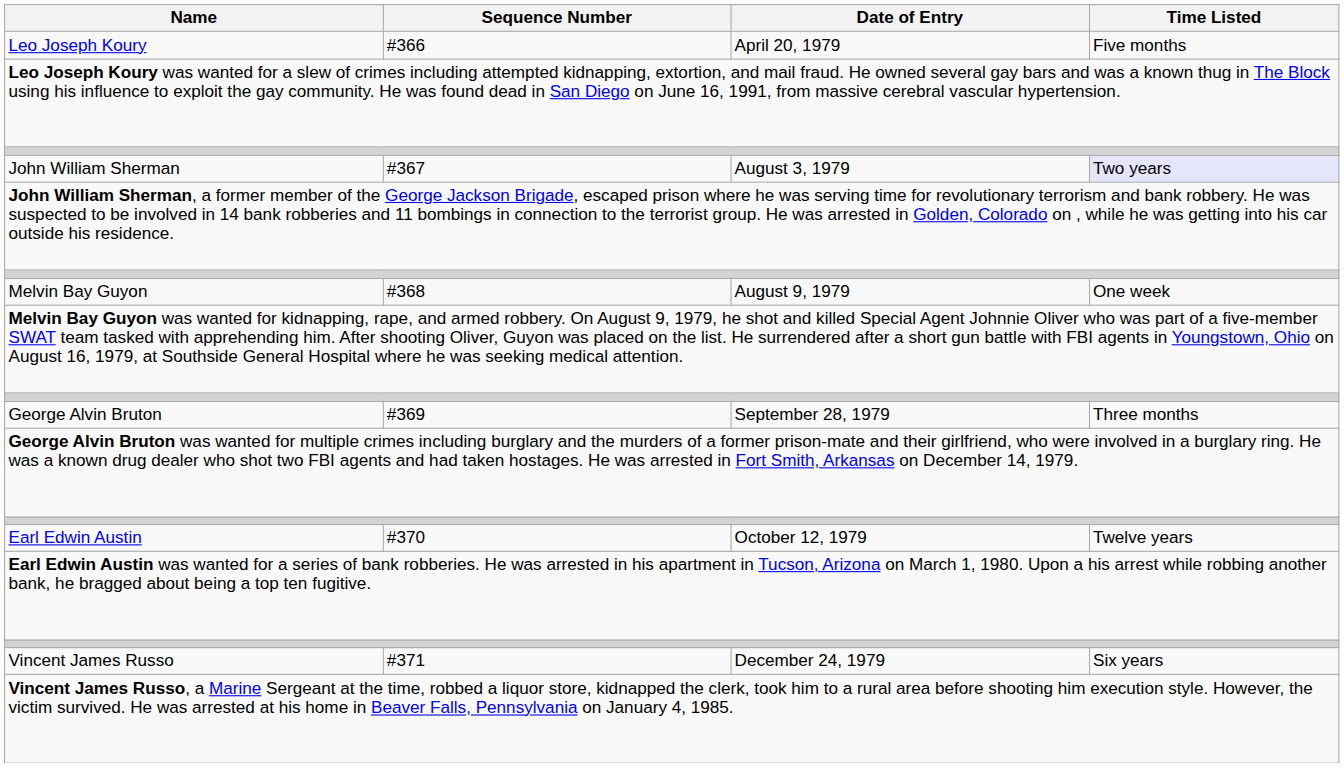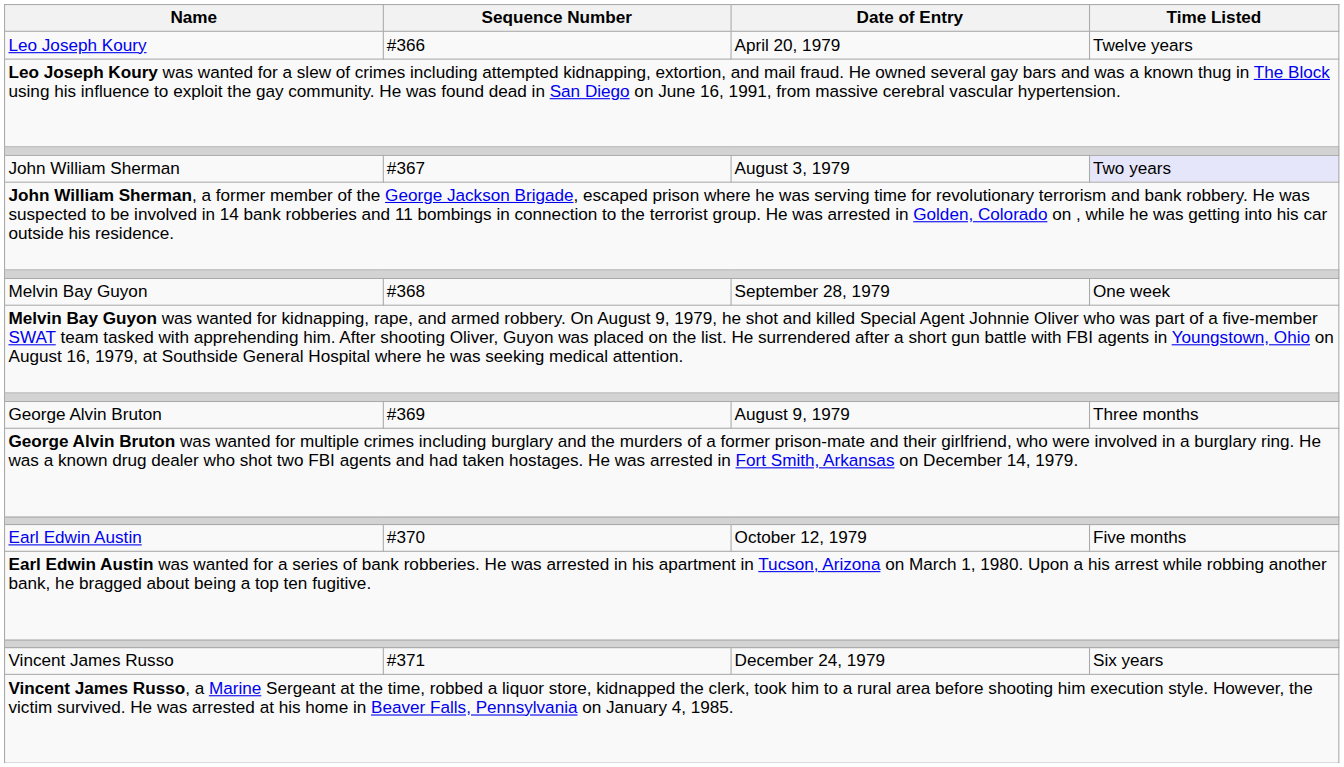(1140, 45) Five months -> (1143, 45) Twelve years
(792, 291) August 9, 1979 -> (812, 291) September 28, 1979
(812, 414) September 28, 1979 -> (792, 414) August 9, 1979
(1143, 537) Twelve years -> (1140, 537) Five months
